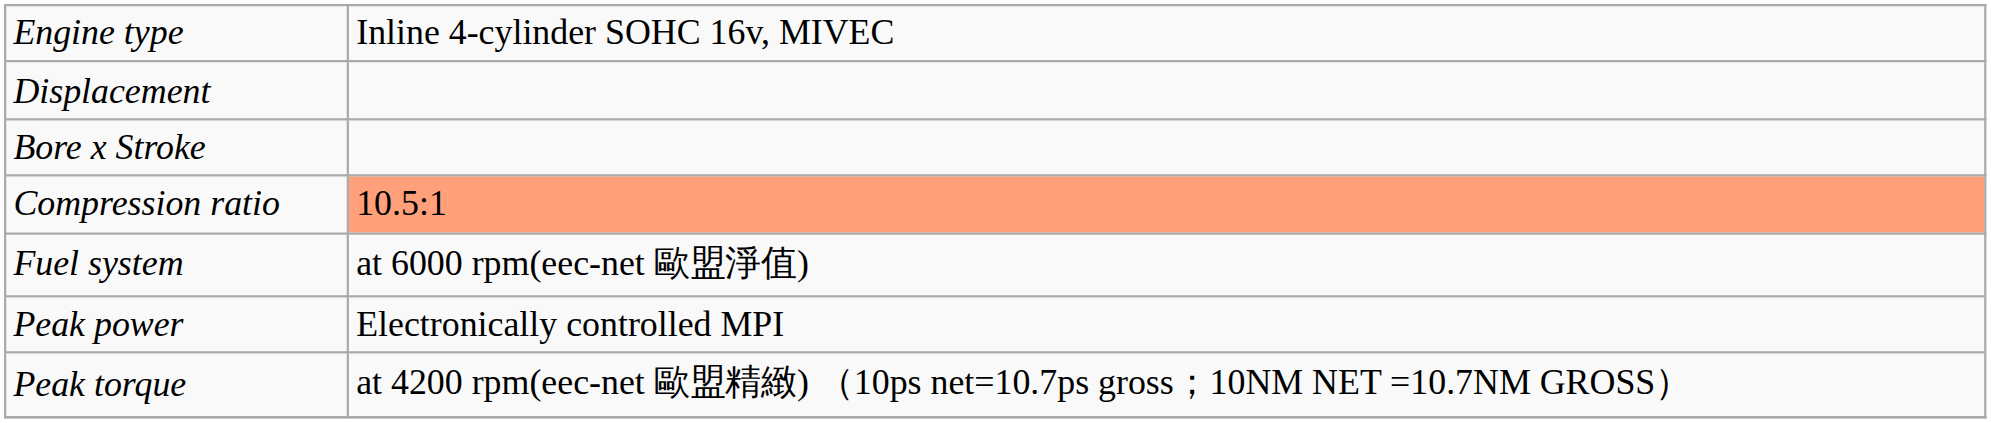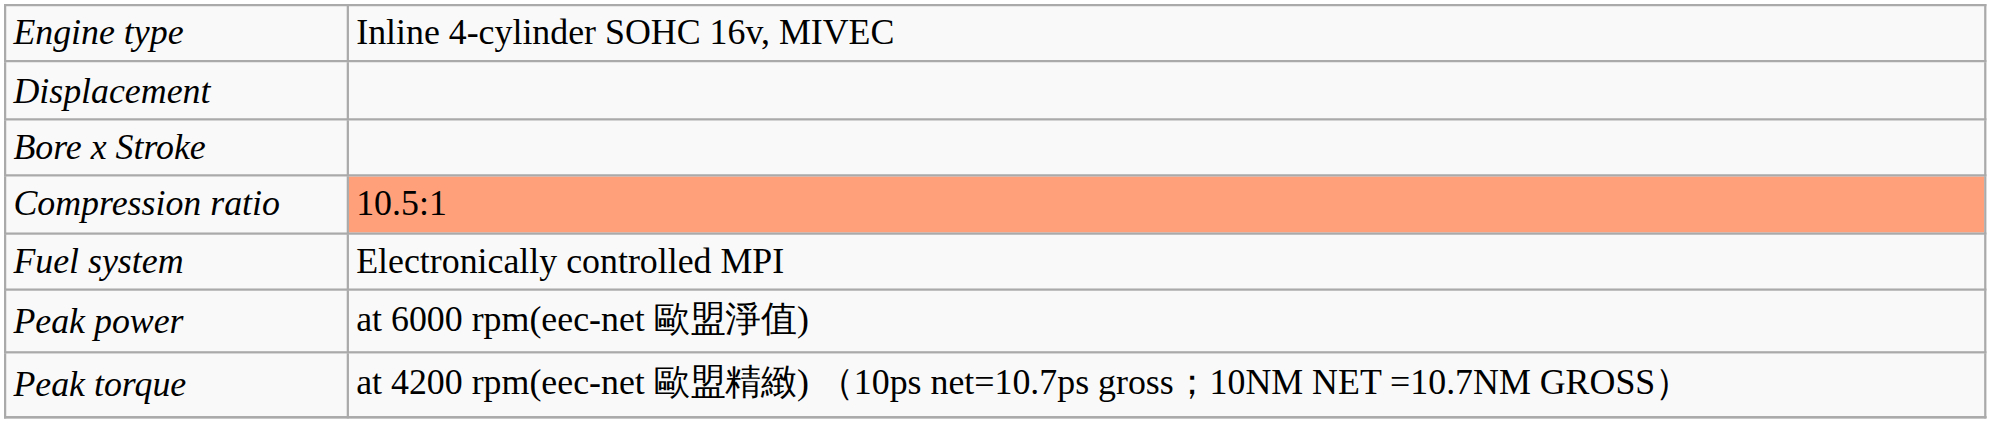(583, 262) at 6000 rpm(eec-net 歐盟淨值) -> (570, 260) Electronically controlled MPI
(570, 323) Electronically controlled MPI -> (583, 319) at 6000 rpm(eec-net 歐盟淨值)
